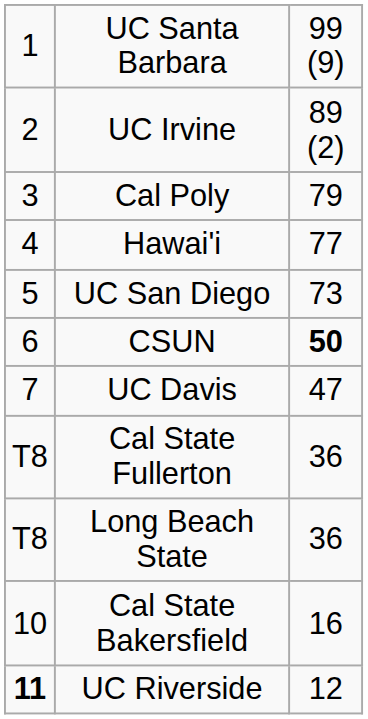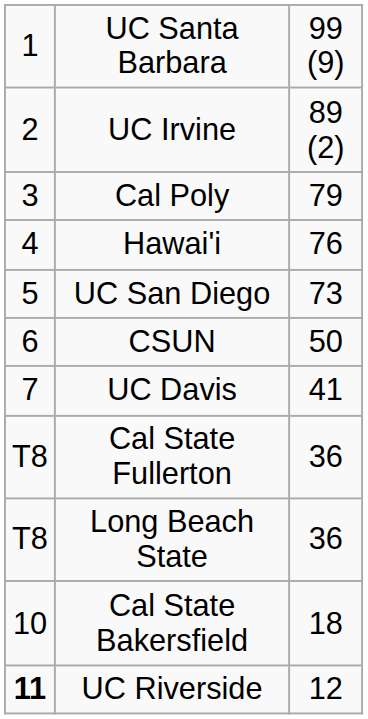(326, 244) 77 -> (326, 244) 76
(326, 341) bold -> (326, 341) normal
(326, 390) 47 -> (326, 390) 41
(326, 622) 16 -> (326, 622) 18
